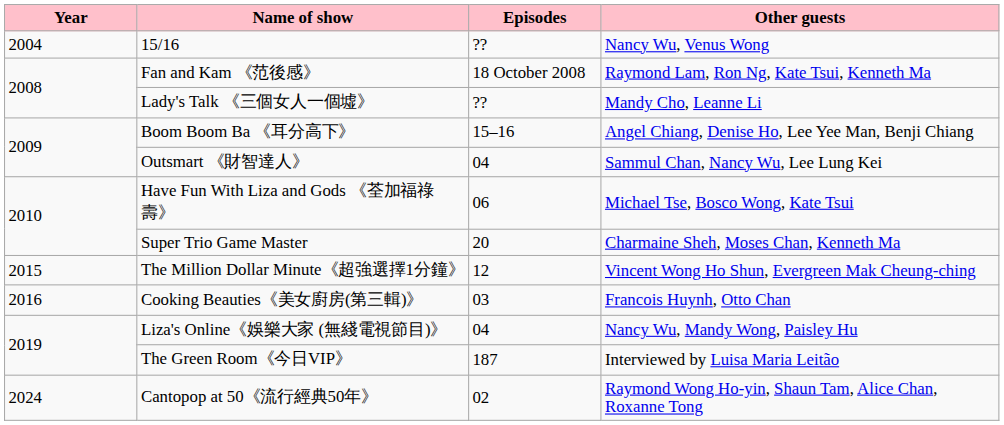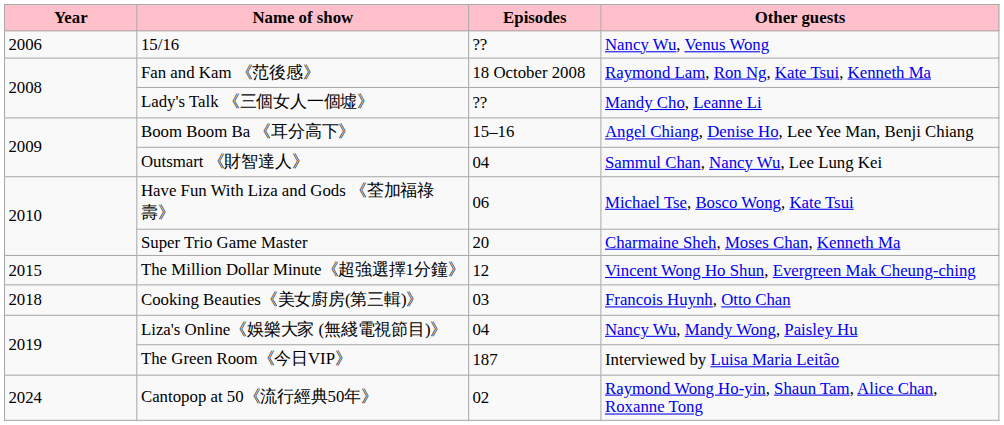(25, 44) 2004 -> (25, 44) 2006
(25, 300) 2016 -> (25, 300) 2018
